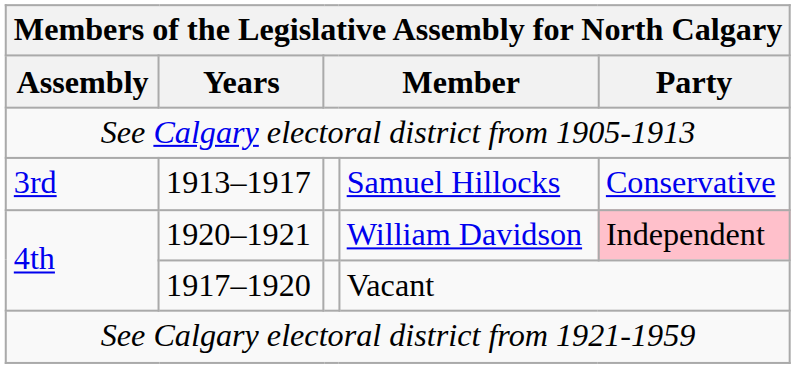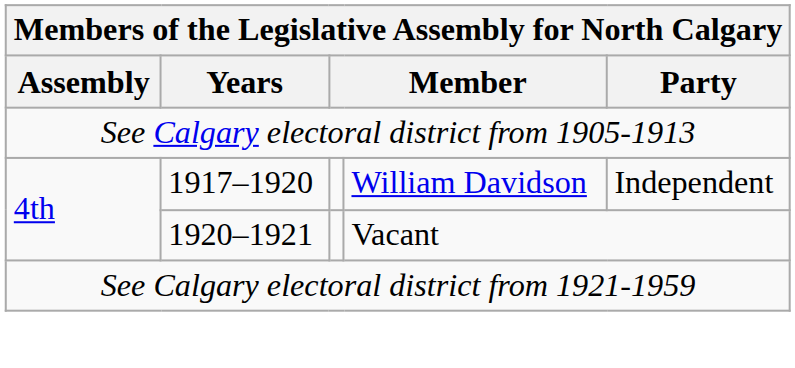- row: (453, 183)
(238, 234) 1920–1921 -> (241, 183) 1917–1920
(685, 234) pink background -> (694, 183) no background
(238, 285) 1917–1920 -> (241, 234) 1920–1921
